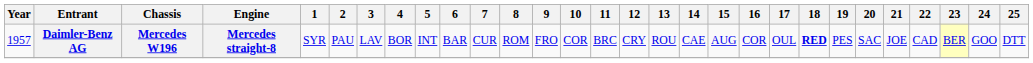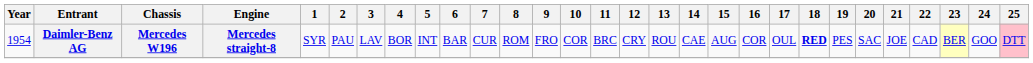(19, 41) 1957 -> (19, 41) 1954
(1014, 41) no background -> (1014, 41) pink background
